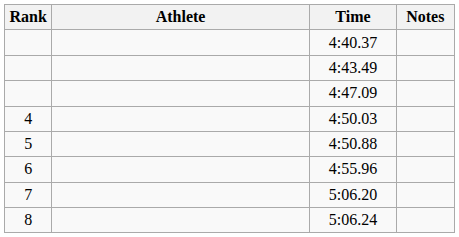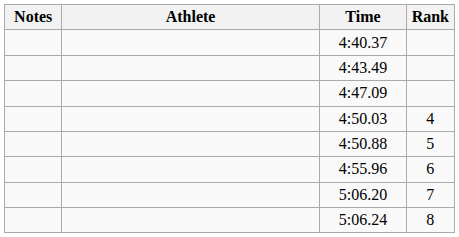columns swapped: (28, 17) <-> (425, 17)
